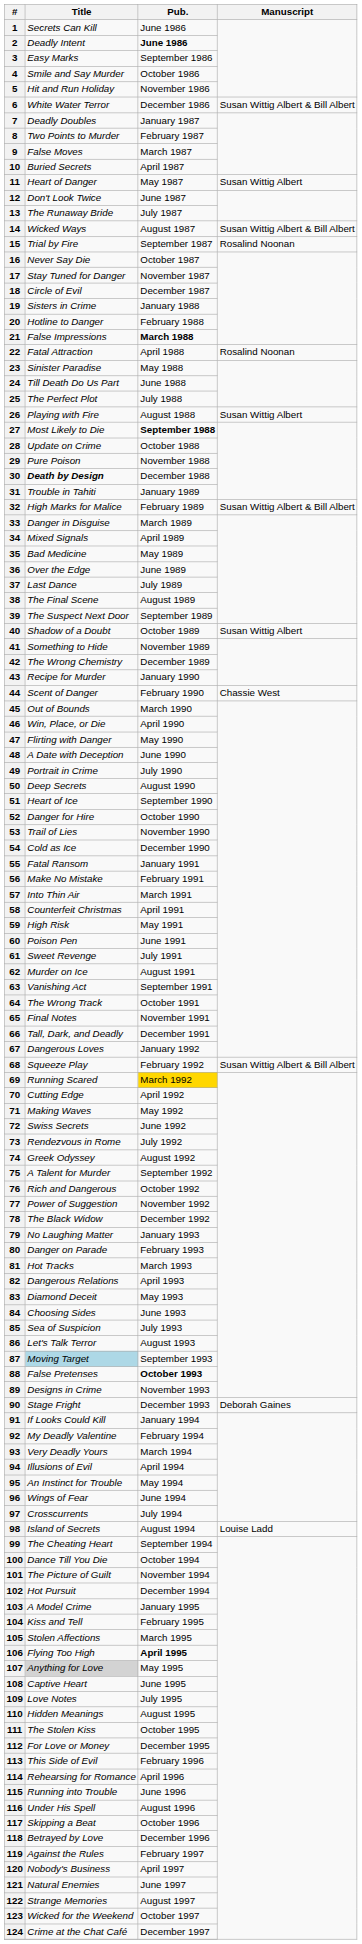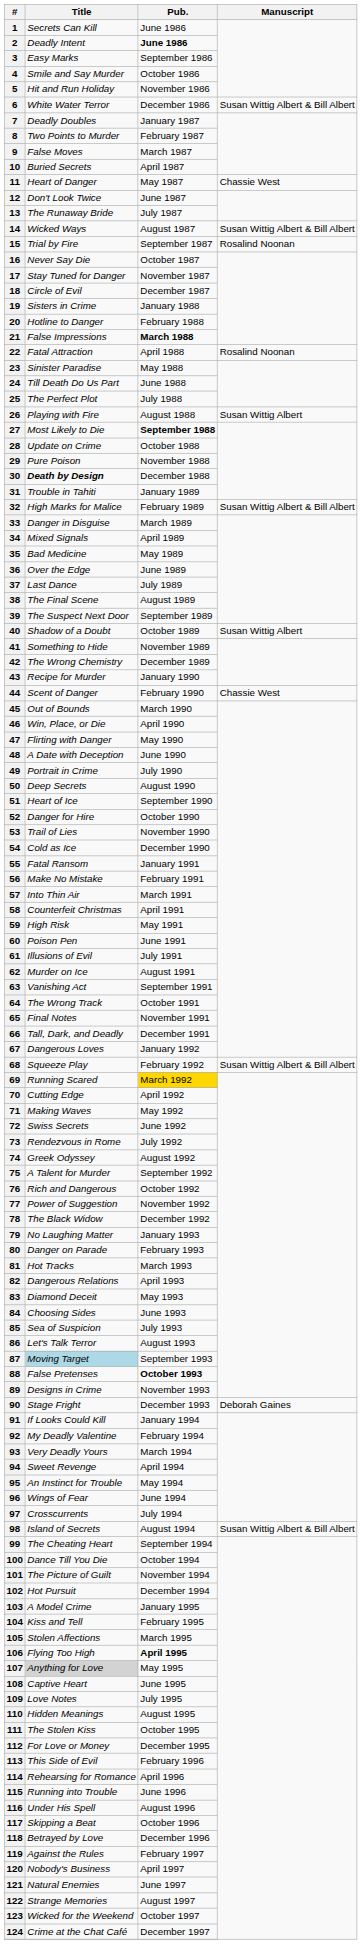(261, 182) Susan Wittig Albert -> (250, 182) Chassie West
(62, 956) Sweet Revenge -> (60, 956) Illusions of Evil
(60, 1467) Illusions of Evil -> (62, 1467) Sweet Revenge
(246, 1529) Louise Ladd -> (287, 1529) Susan Wittig Albert & Bill Albert
